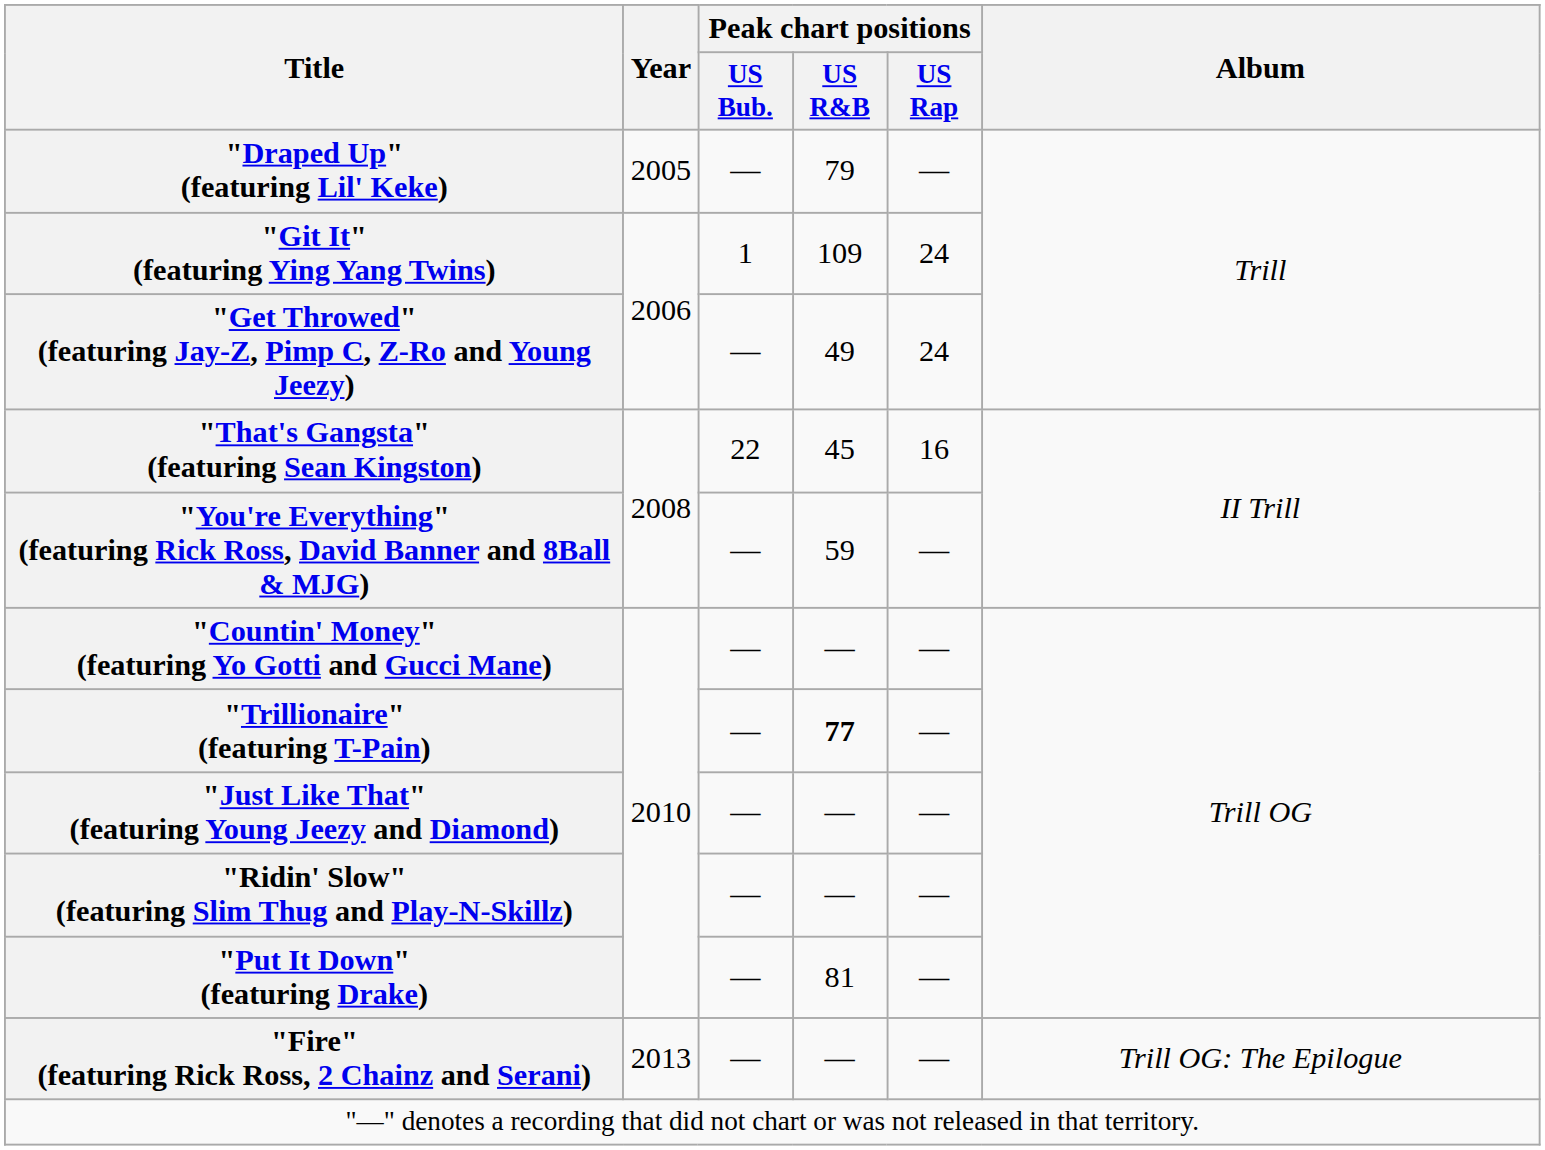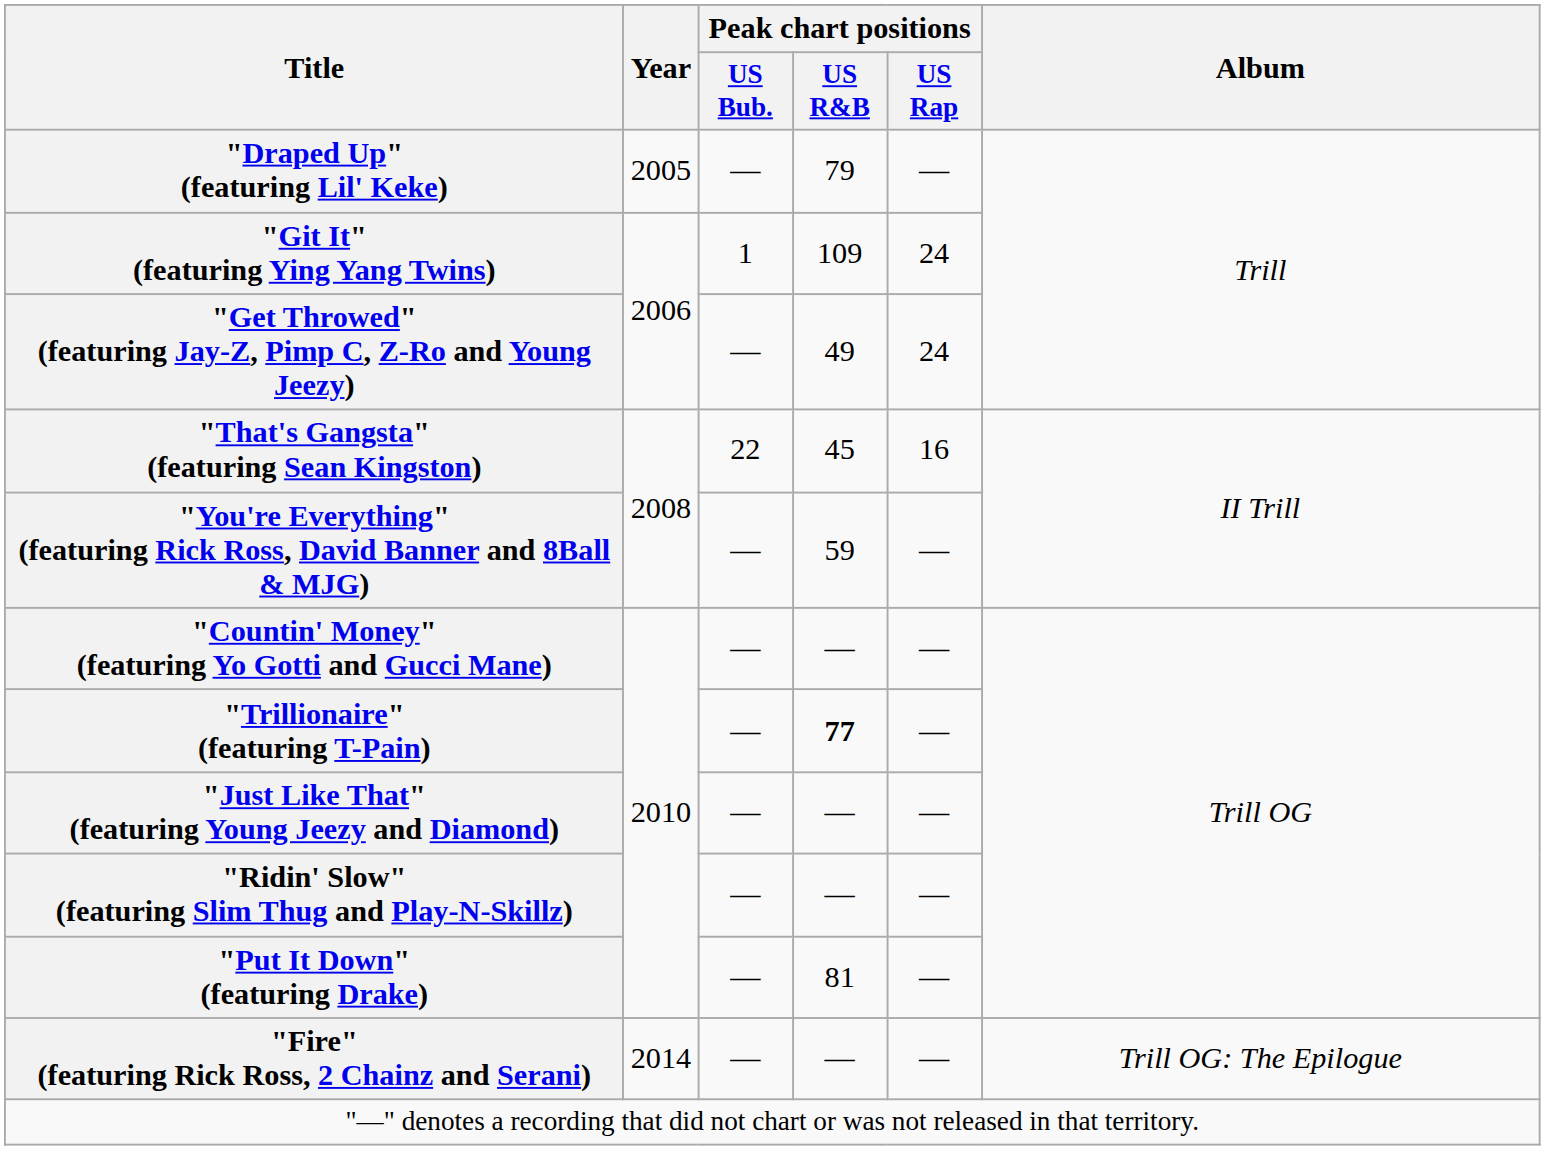(661, 1058) 2013 -> (661, 1058) 2014
